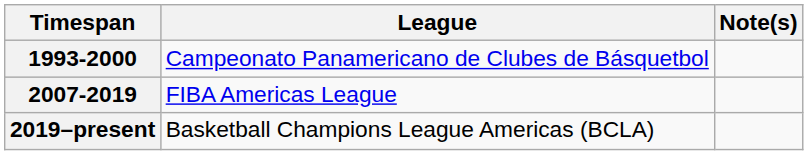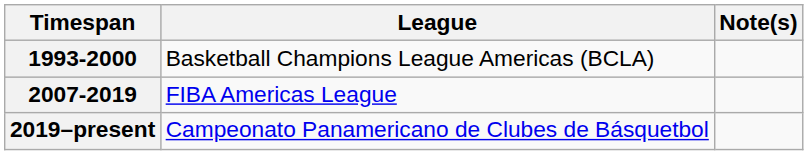(437, 58) Campeonato Panamericano de Clubes de Básquetbol -> (410, 58) Basketball Champions League Americas (BCLA)
(410, 130) Basketball Champions League Americas (BCLA) -> (437, 130) Campeonato Panamericano de Clubes de Básquetbol
